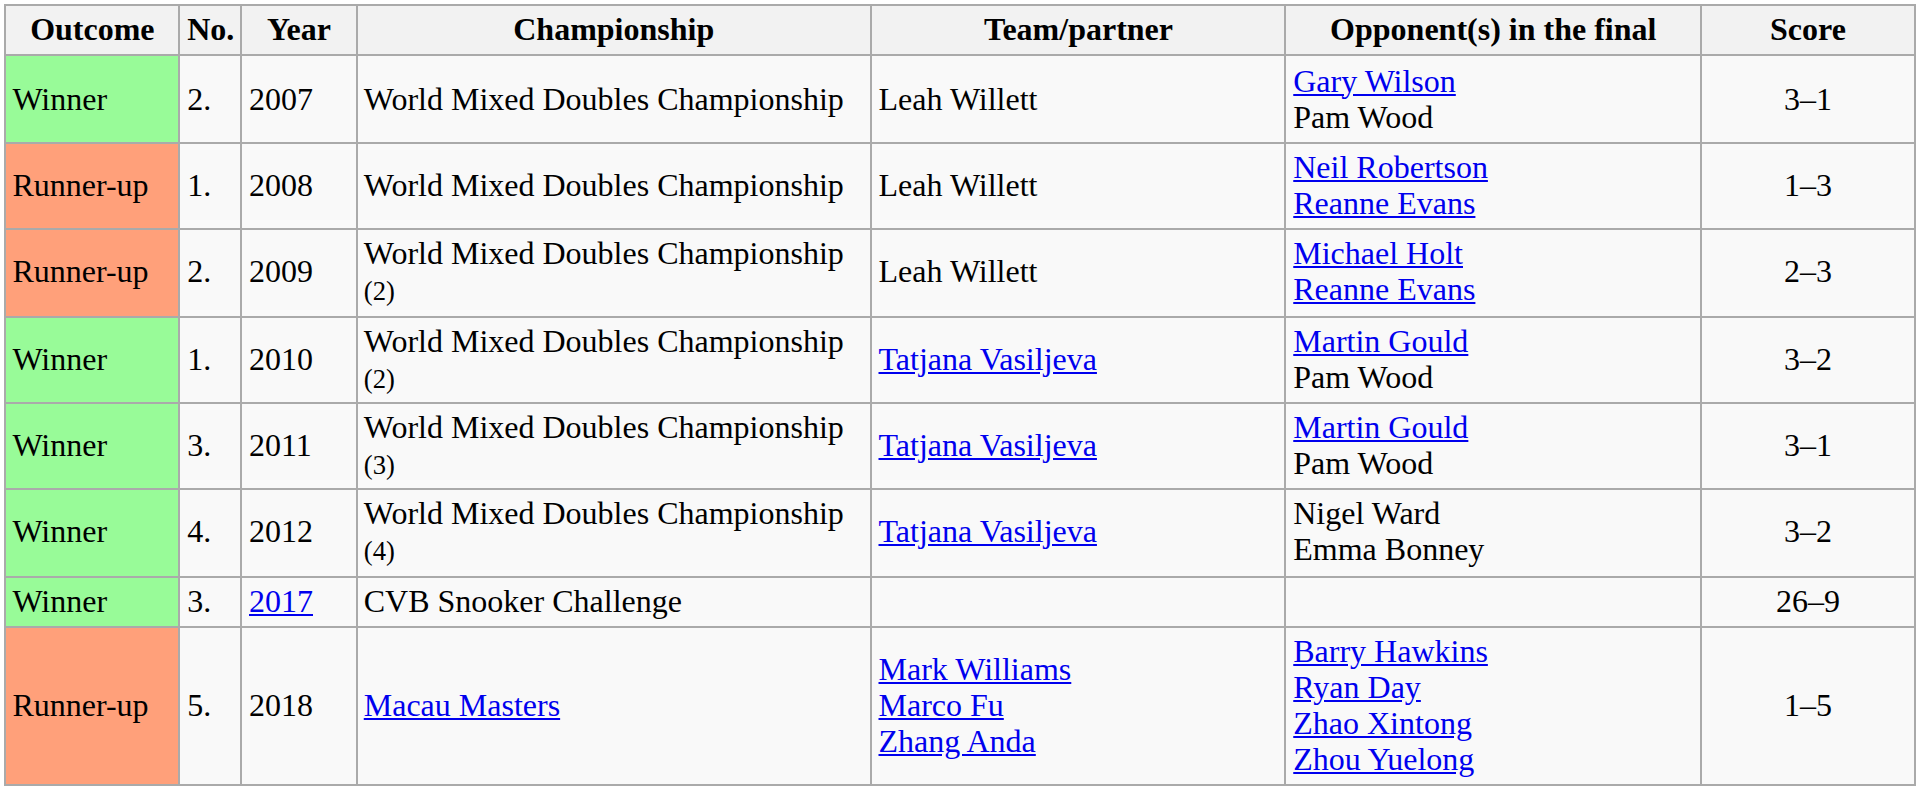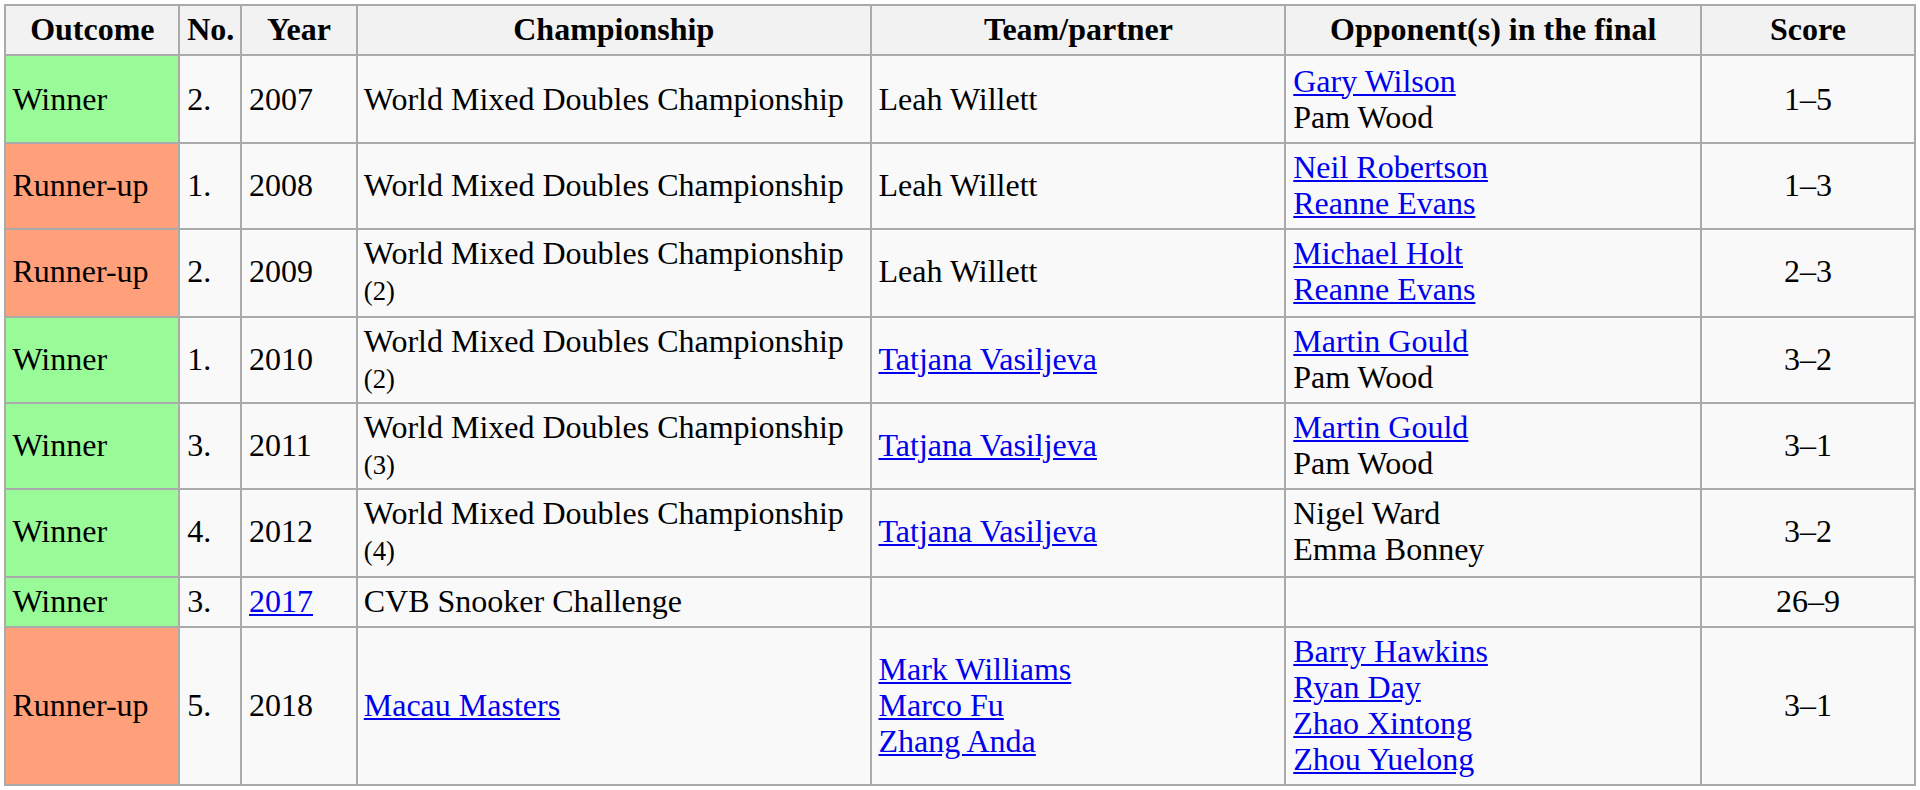(1808, 98) 3–1 -> (1808, 98) 1–5
(1808, 705) 1–5 -> (1808, 705) 3–1
